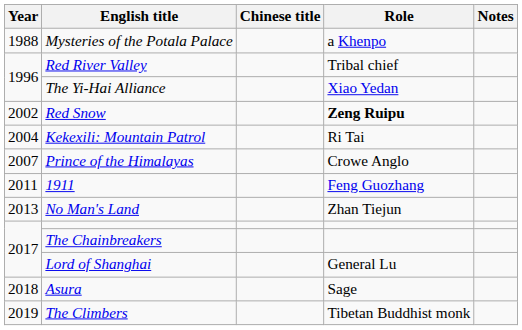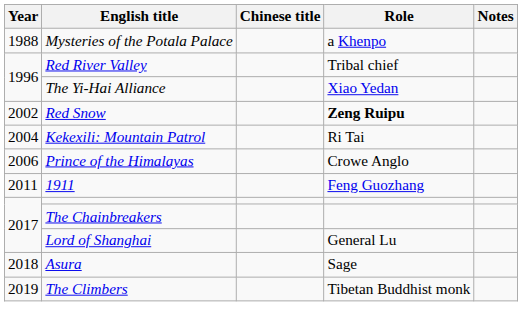(23, 161) 2007 -> (23, 161) 2006
- row: (92, 209)
